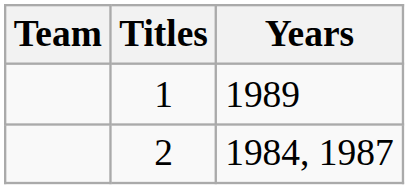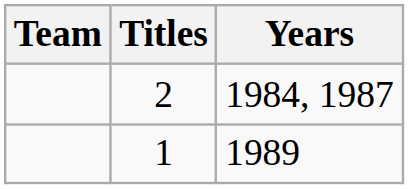rows swapped: (164, 152) <-> (164, 93)
